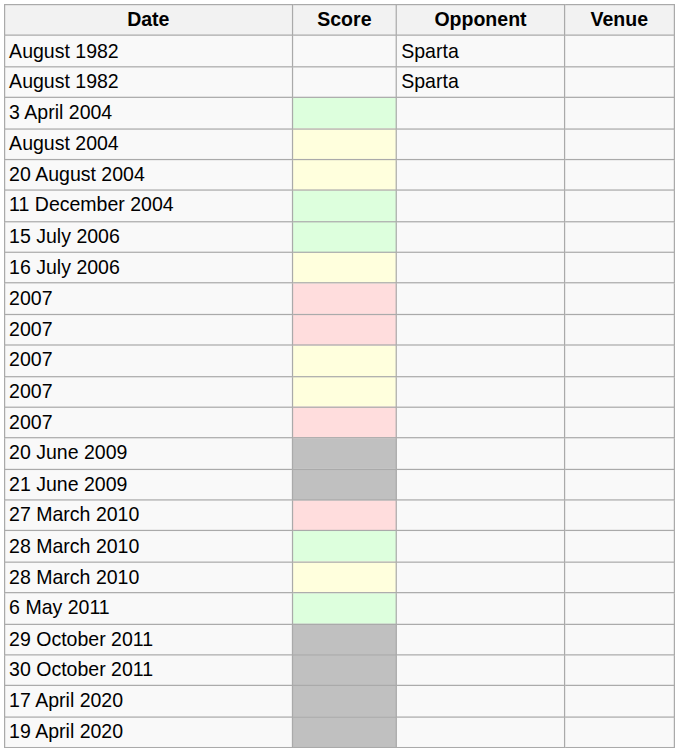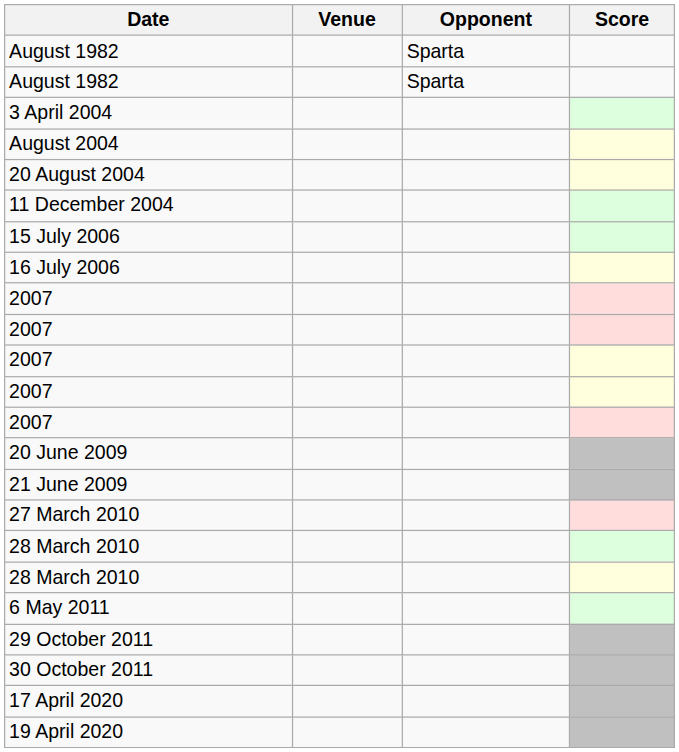columns swapped: (619, 19) <-> (344, 19)
